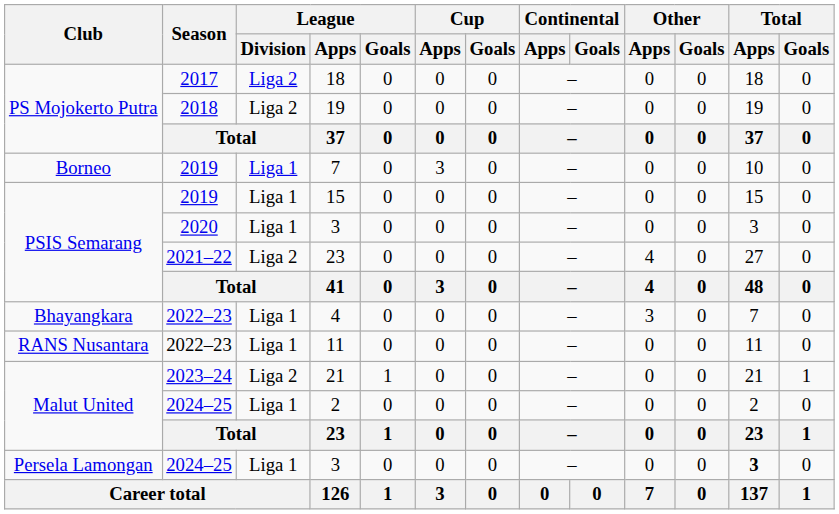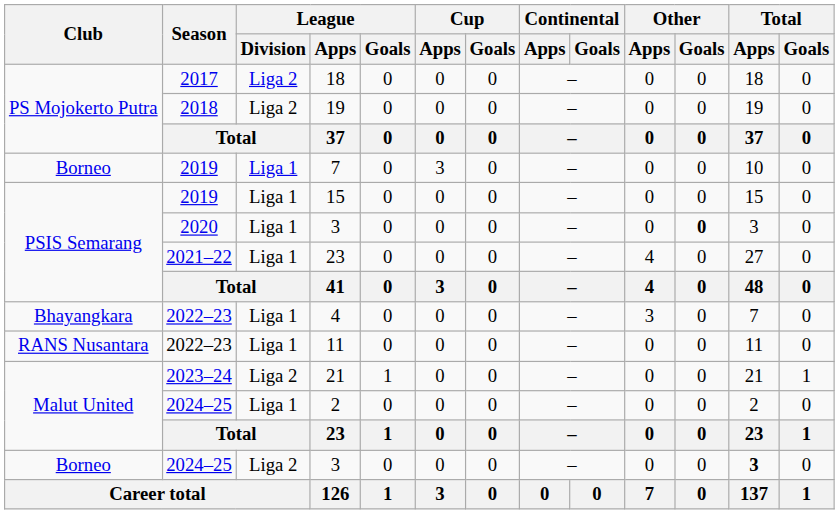(702, 227) normal -> (702, 227) bold
(273, 256) Liga 2 -> (273, 256) Liga 1
(83, 464) Persela Lamongan -> (83, 464) Borneo
(273, 464) Liga 1 -> (273, 464) Liga 2
